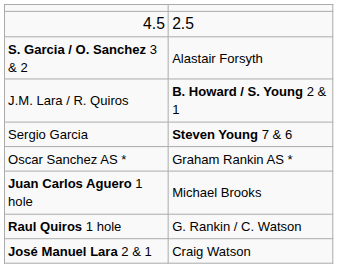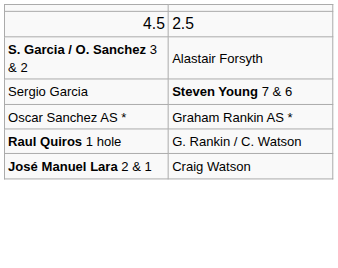- row: (68, 101)
- row: (75, 193)
